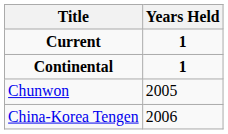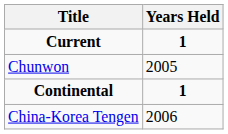rows swapped: (39, 91) <-> (73, 66)
